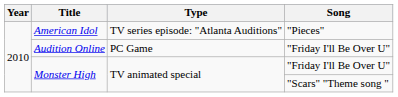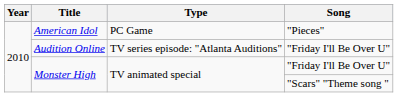(196, 30) TV series episode: "Atlanta Auditions" -> (131, 30) PC Game
(131, 48) PC Game -> (196, 48) TV series episode: "Atlanta Auditions"
